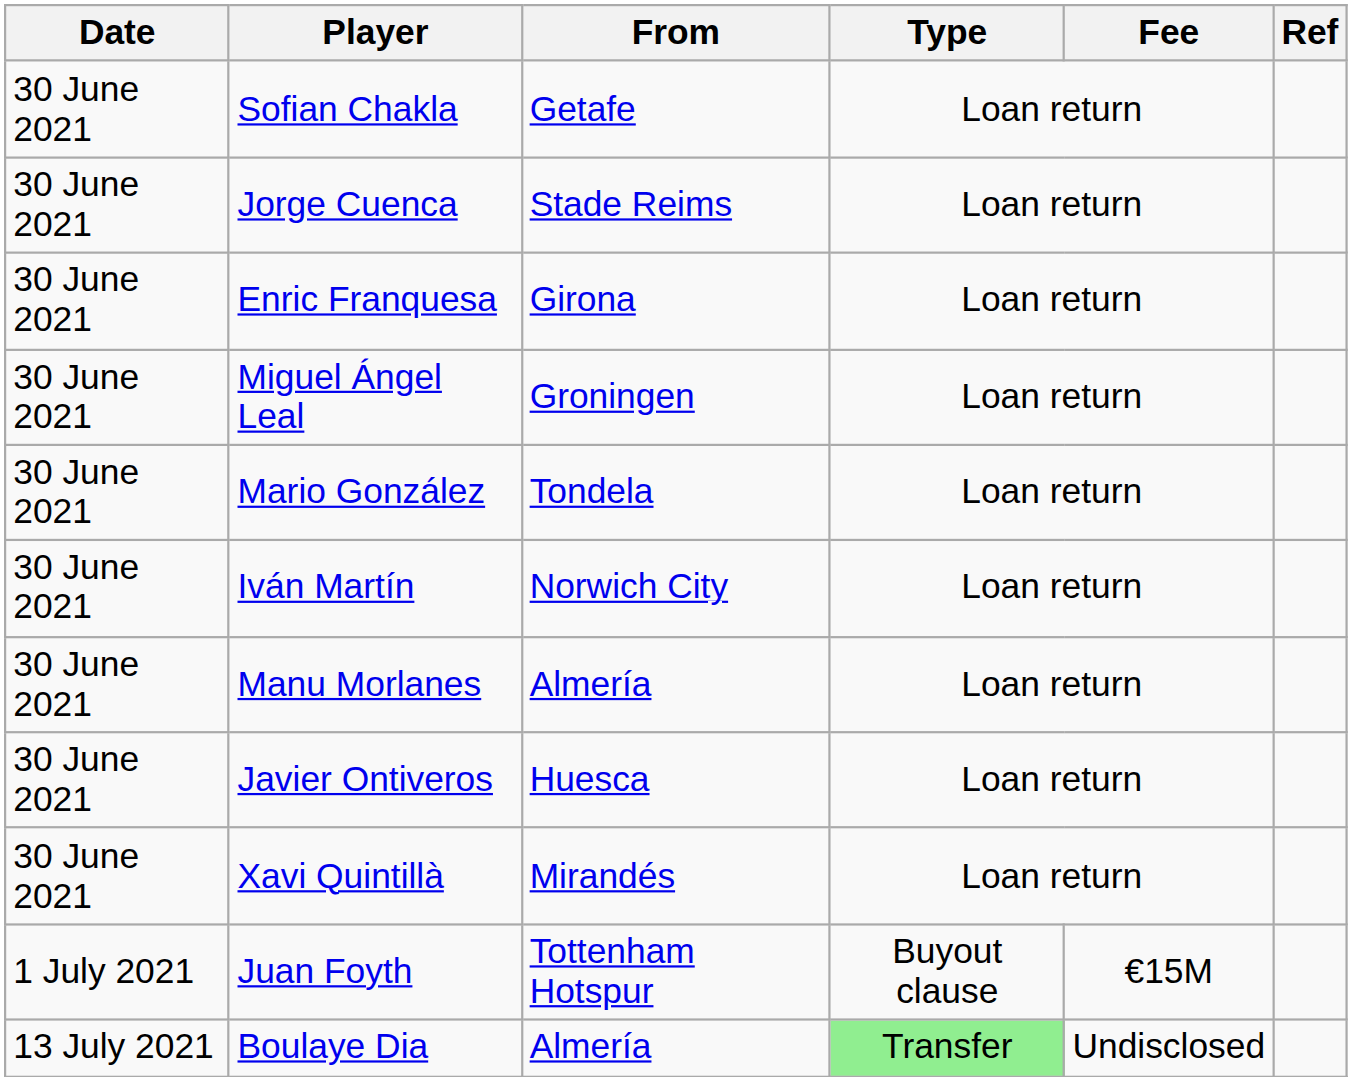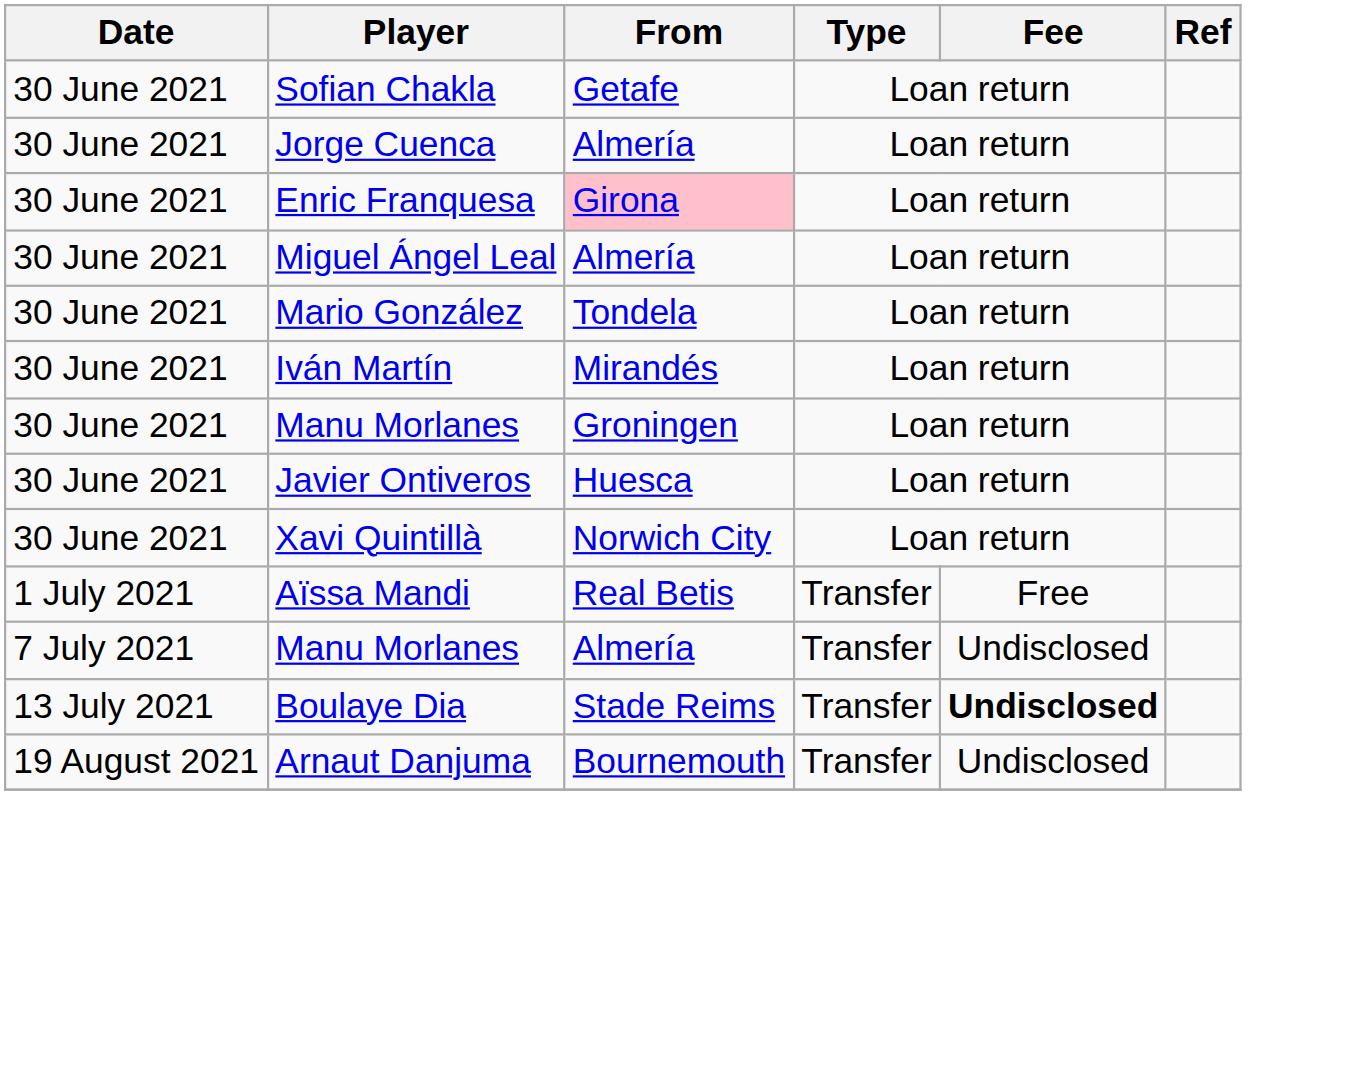(631, 204) Stade Reims -> (634, 144) Almería
(583, 300) no background -> (626, 200) pink background
(612, 396) Groningen -> (634, 256) Almería
(629, 587) Norwich City -> (645, 369) Mirandés
(591, 683) Almería -> (655, 425) Groningen
(602, 875) Mirandés -> (672, 537) Norwich City
- row: (104, 971)
+ row: (104, 593)
+ row: (104, 649)
(591, 1047) Almería -> (674, 705) Stade Reims
(947, 1047) lightgreen background -> (867, 705) no background
(1169, 1047) normal -> (1053, 705) bold
+ row: (136, 761)
